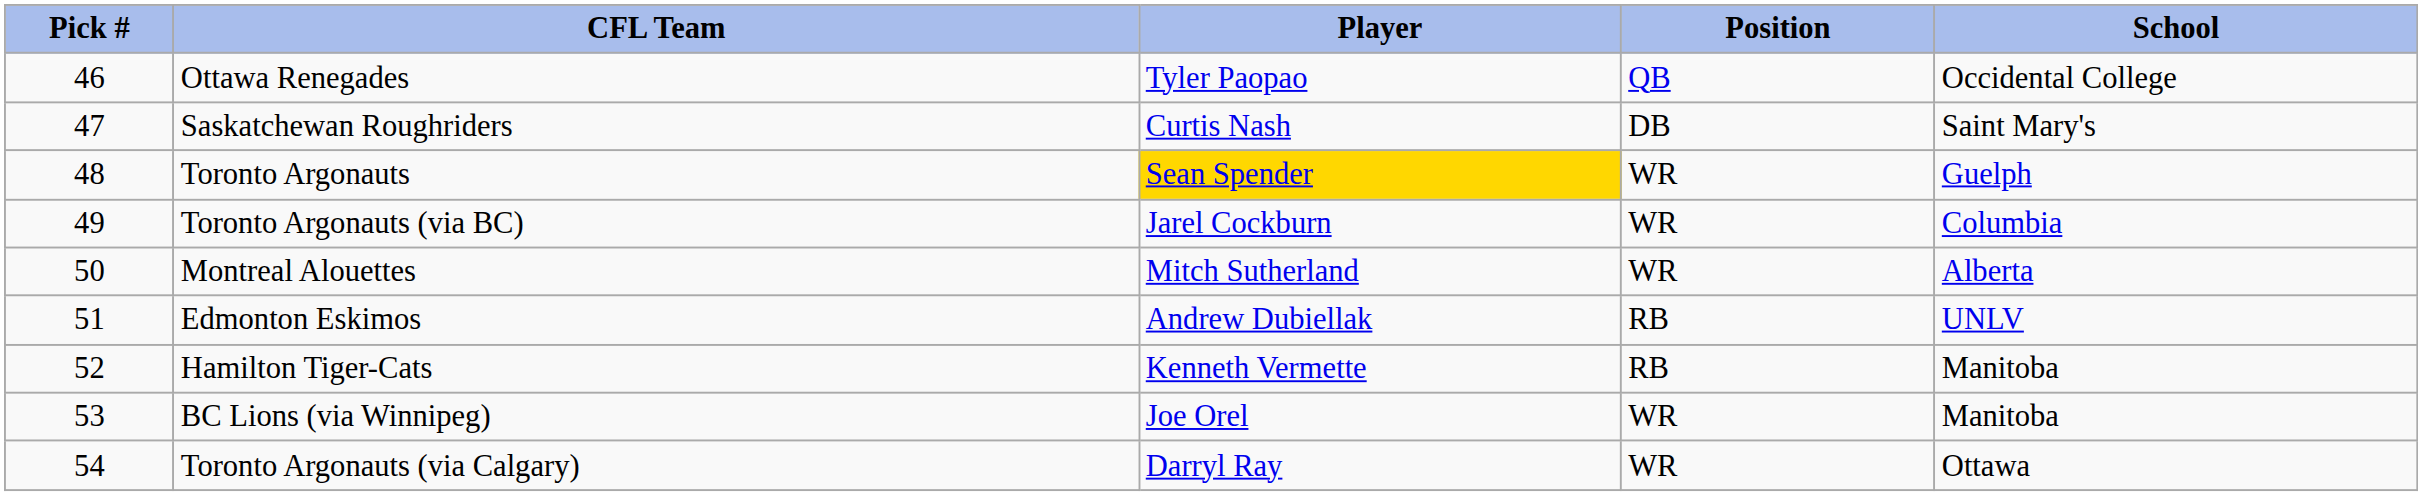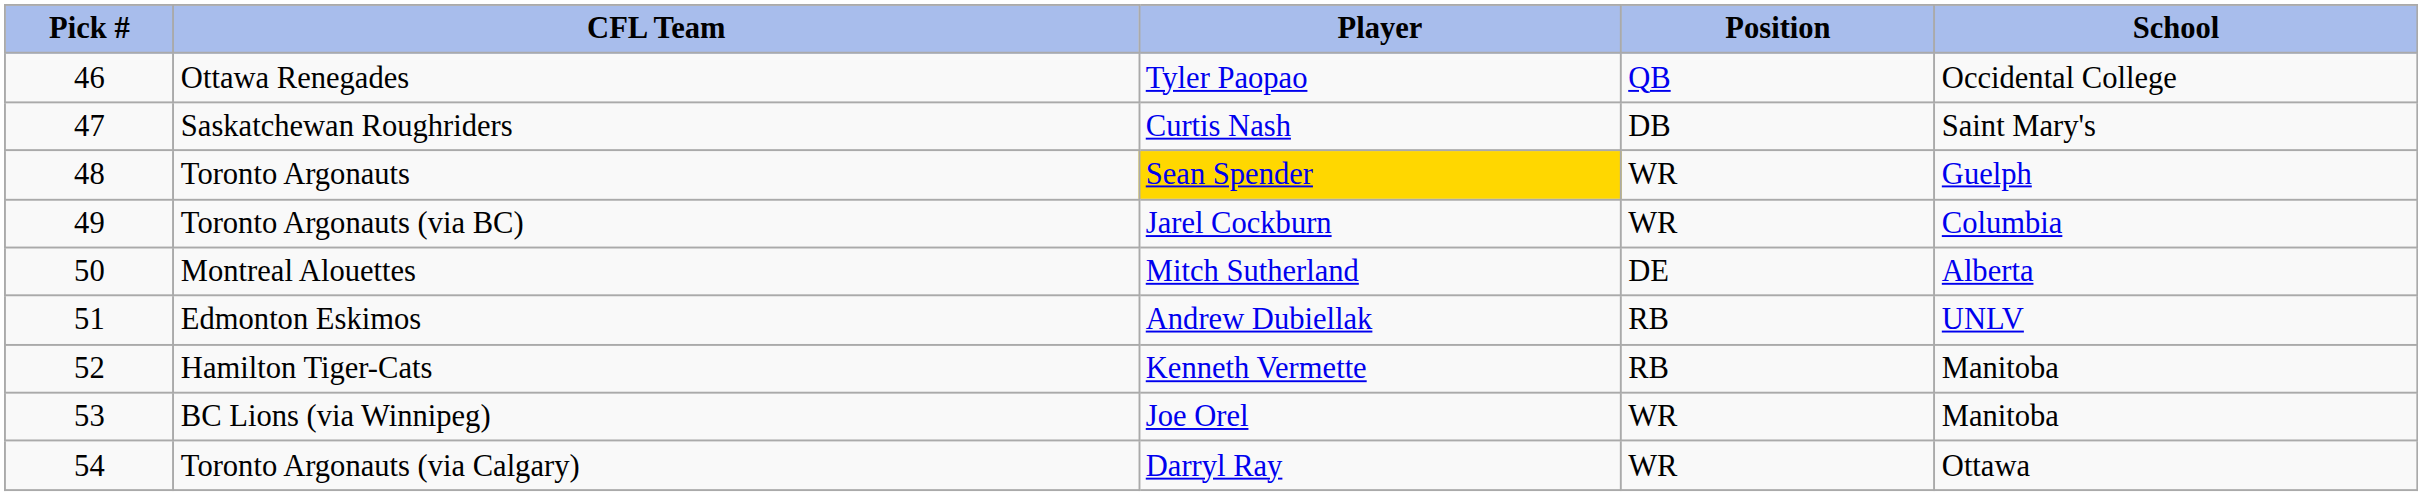(1653, 271) WR -> (1649, 271) DE
